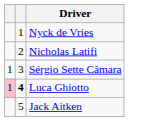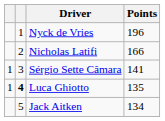+ column: (142, 13)
(10, 87) pink background -> (10, 87) no background
